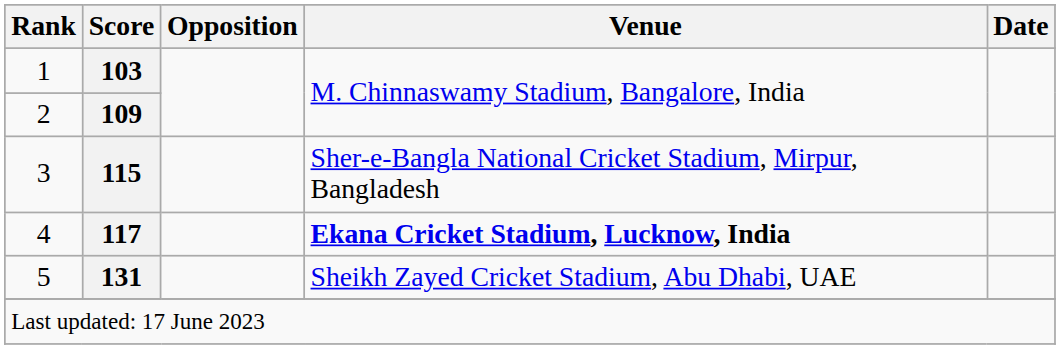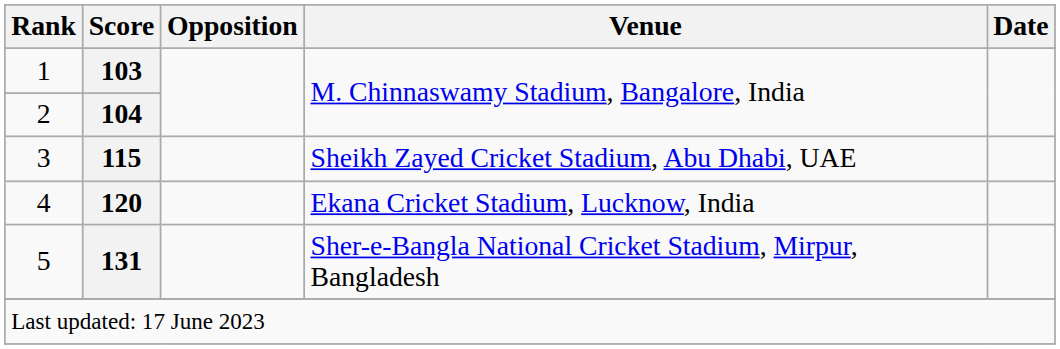(121, 114) 109 -> (121, 114) 104
(584, 173) Sher-e-Bangla National Cricket Stadium, Mirpur, Bangladesh -> (583, 158) Sheikh Zayed Cricket Stadium, Abu Dhabi, UAE
(121, 233) 117 -> (121, 202) 120
(550, 233) bold -> (533, 202) normal
(583, 277) Sheikh Zayed Cricket Stadium, Abu Dhabi, UAE -> (584, 261) Sher-e-Bangla National Cricket Stadium, Mirpur, Bangladesh
